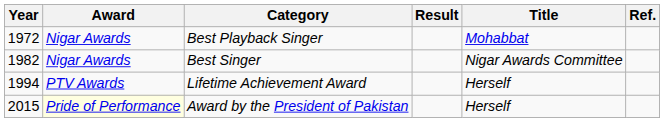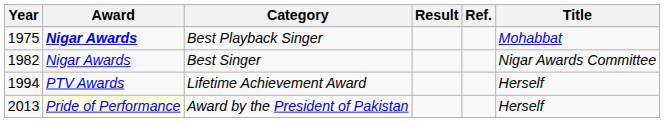columns swapped: (544, 15) <-> (643, 15)
(24, 38) 1972 -> (24, 38) 1975
(88, 38) normal -> (92, 38) bold
(24, 106) 2015 -> (24, 106) 2013
